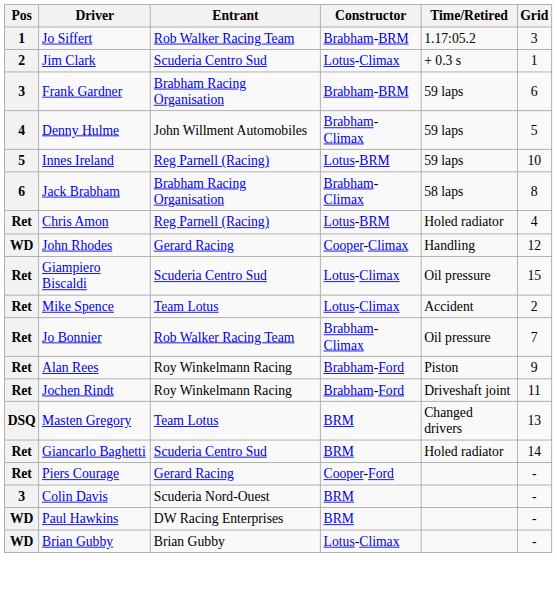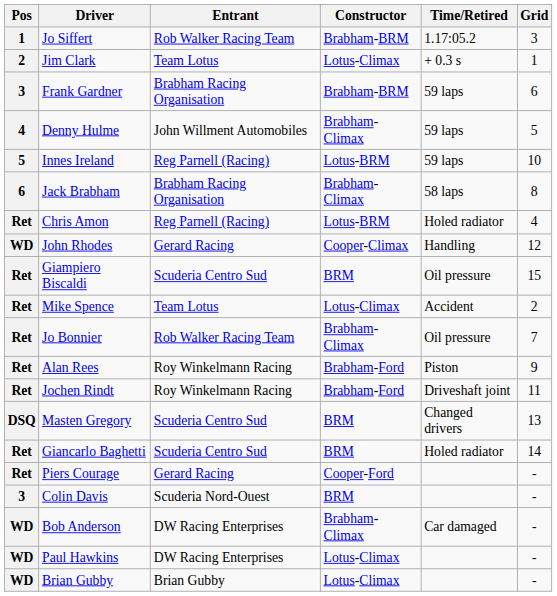(210, 61) Scuderia Centro Sud -> (186, 61) Team Lotus
(362, 275) Lotus-Climax -> (339, 275) BRM
(186, 420) Team Lotus -> (210, 420) Scuderia Centro Sud
+ row: (81, 527)
(339, 519) BRM -> (362, 557) Lotus-Climax
